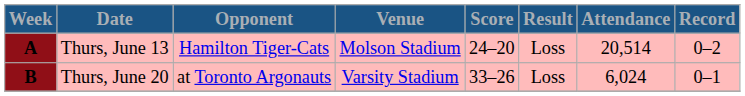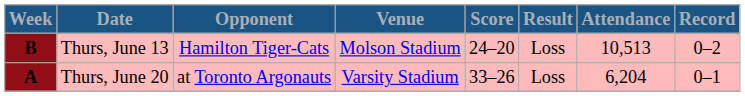(31, 47) A -> (31, 47) B
(626, 47) 20,514 -> (626, 47) 10,513
(31, 76) B -> (31, 76) A
(626, 76) 6,024 -> (626, 76) 6,204
